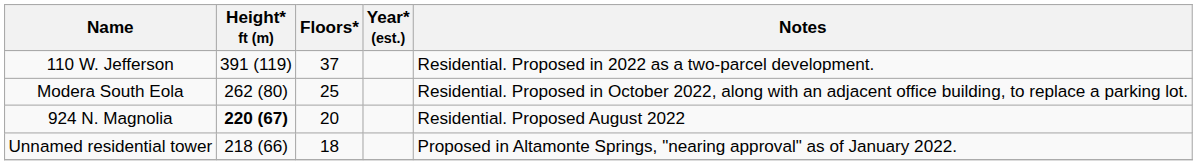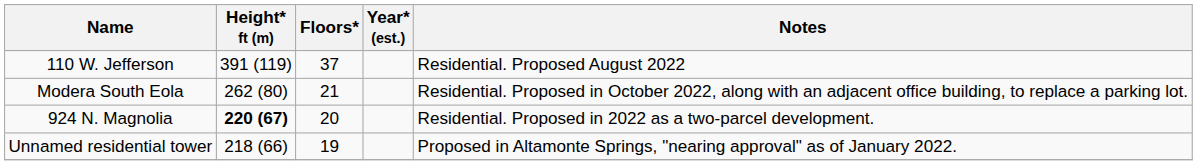(646, 64) Residential. Proposed in 2022 as a two-parcel development. -> (551, 64) Residential. Proposed August 2022
(329, 91) 25 -> (329, 91) 21
(551, 118) Residential. Proposed August 2022 -> (646, 118) Residential. Proposed in 2022 as a two-parcel development.
(329, 145) 18 -> (329, 145) 19
